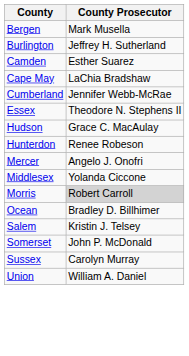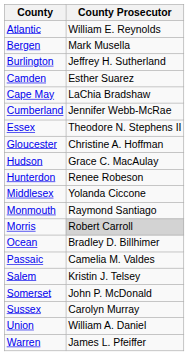+ row: (24, 29)
+ row: (32, 144)
- row: (23, 161)
+ row: (31, 210)
+ row: (25, 260)
+ row: (24, 342)
